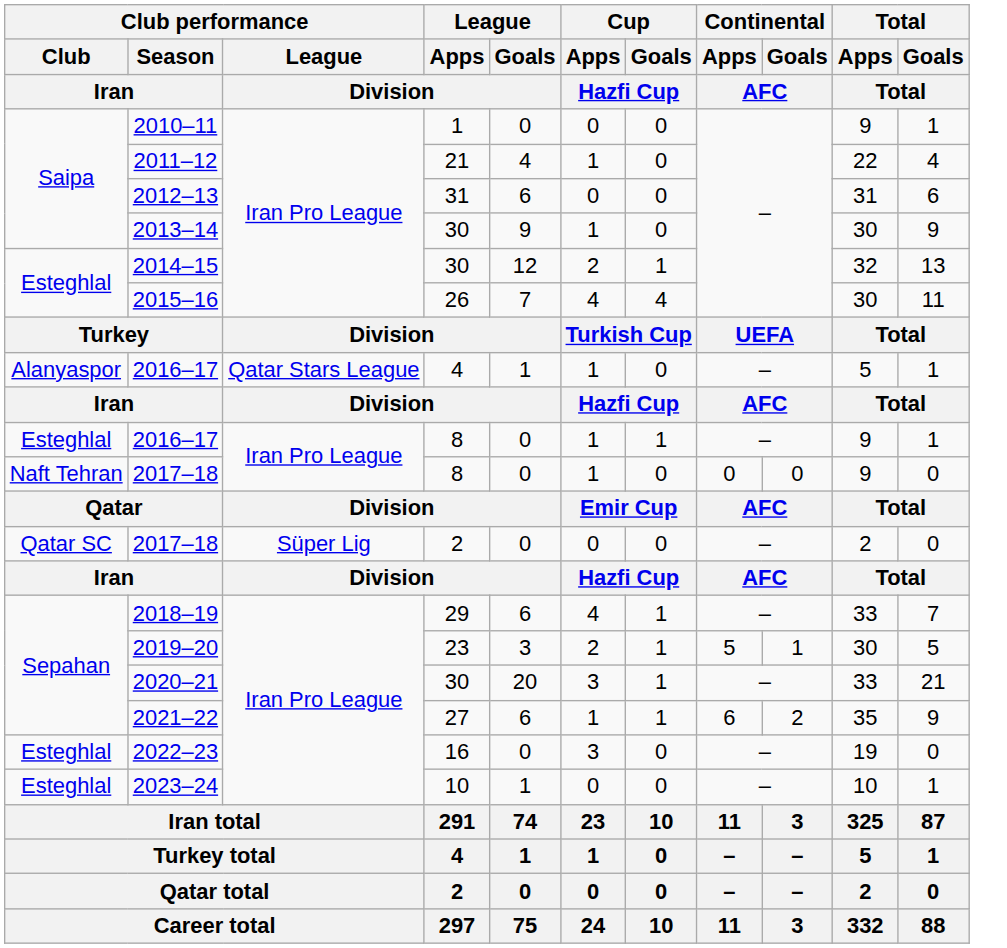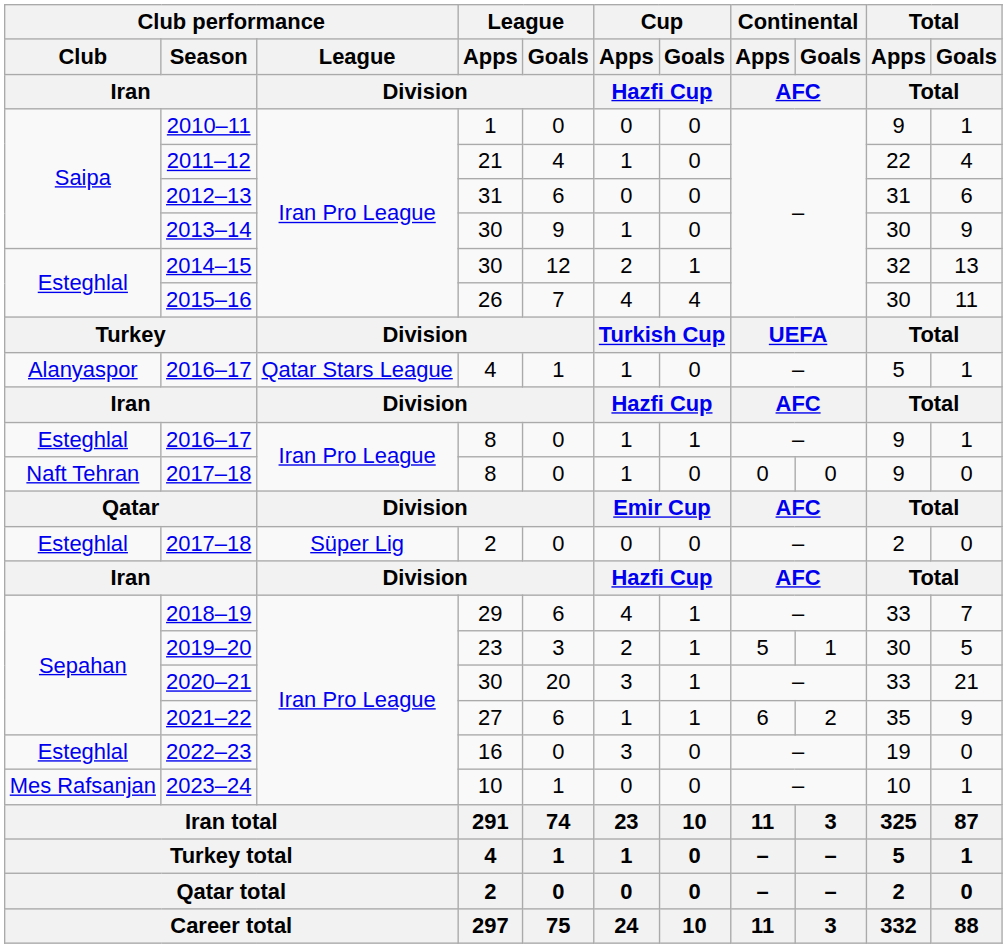(66, 543) Qatar SC -> (83, 543) Esteghlal
(66, 786) Esteghlal -> (83, 786) Mes Rafsanjan
